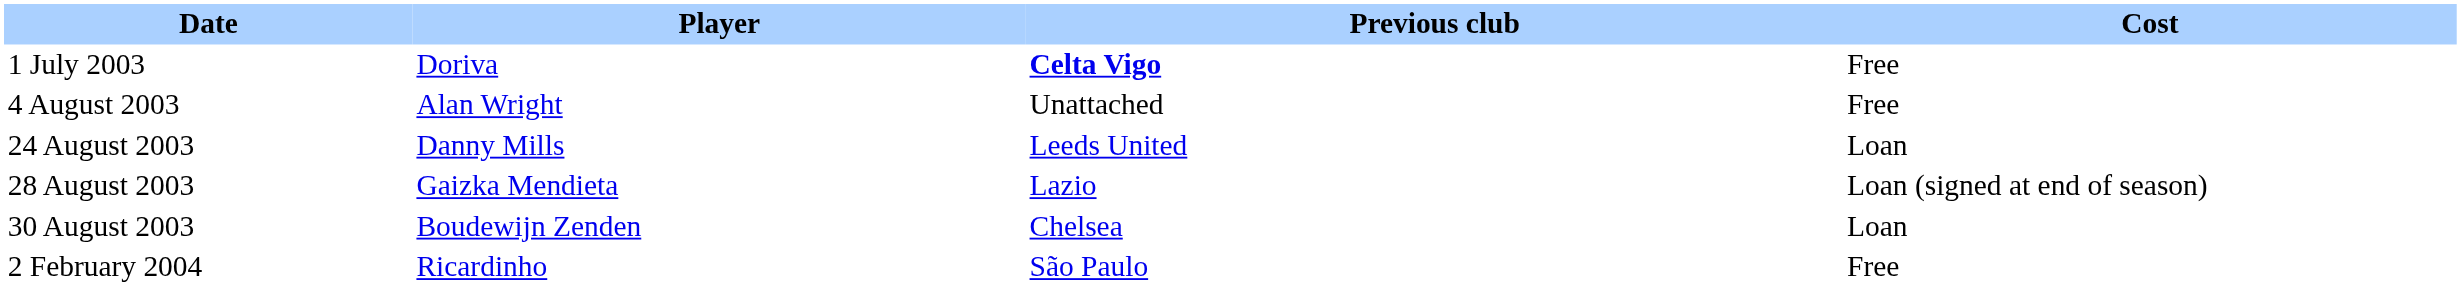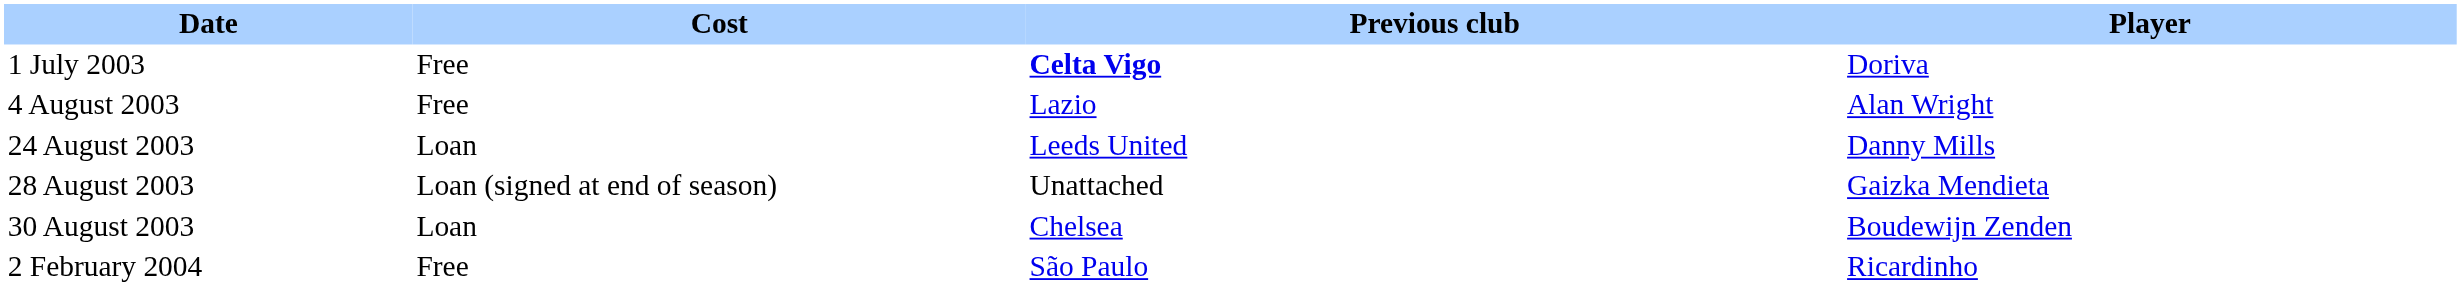columns swapped: (719, 23) <-> (2150, 23)
(1097, 104) Unattached -> (1063, 104) Lazio
(1063, 185) Lazio -> (1097, 185) Unattached
